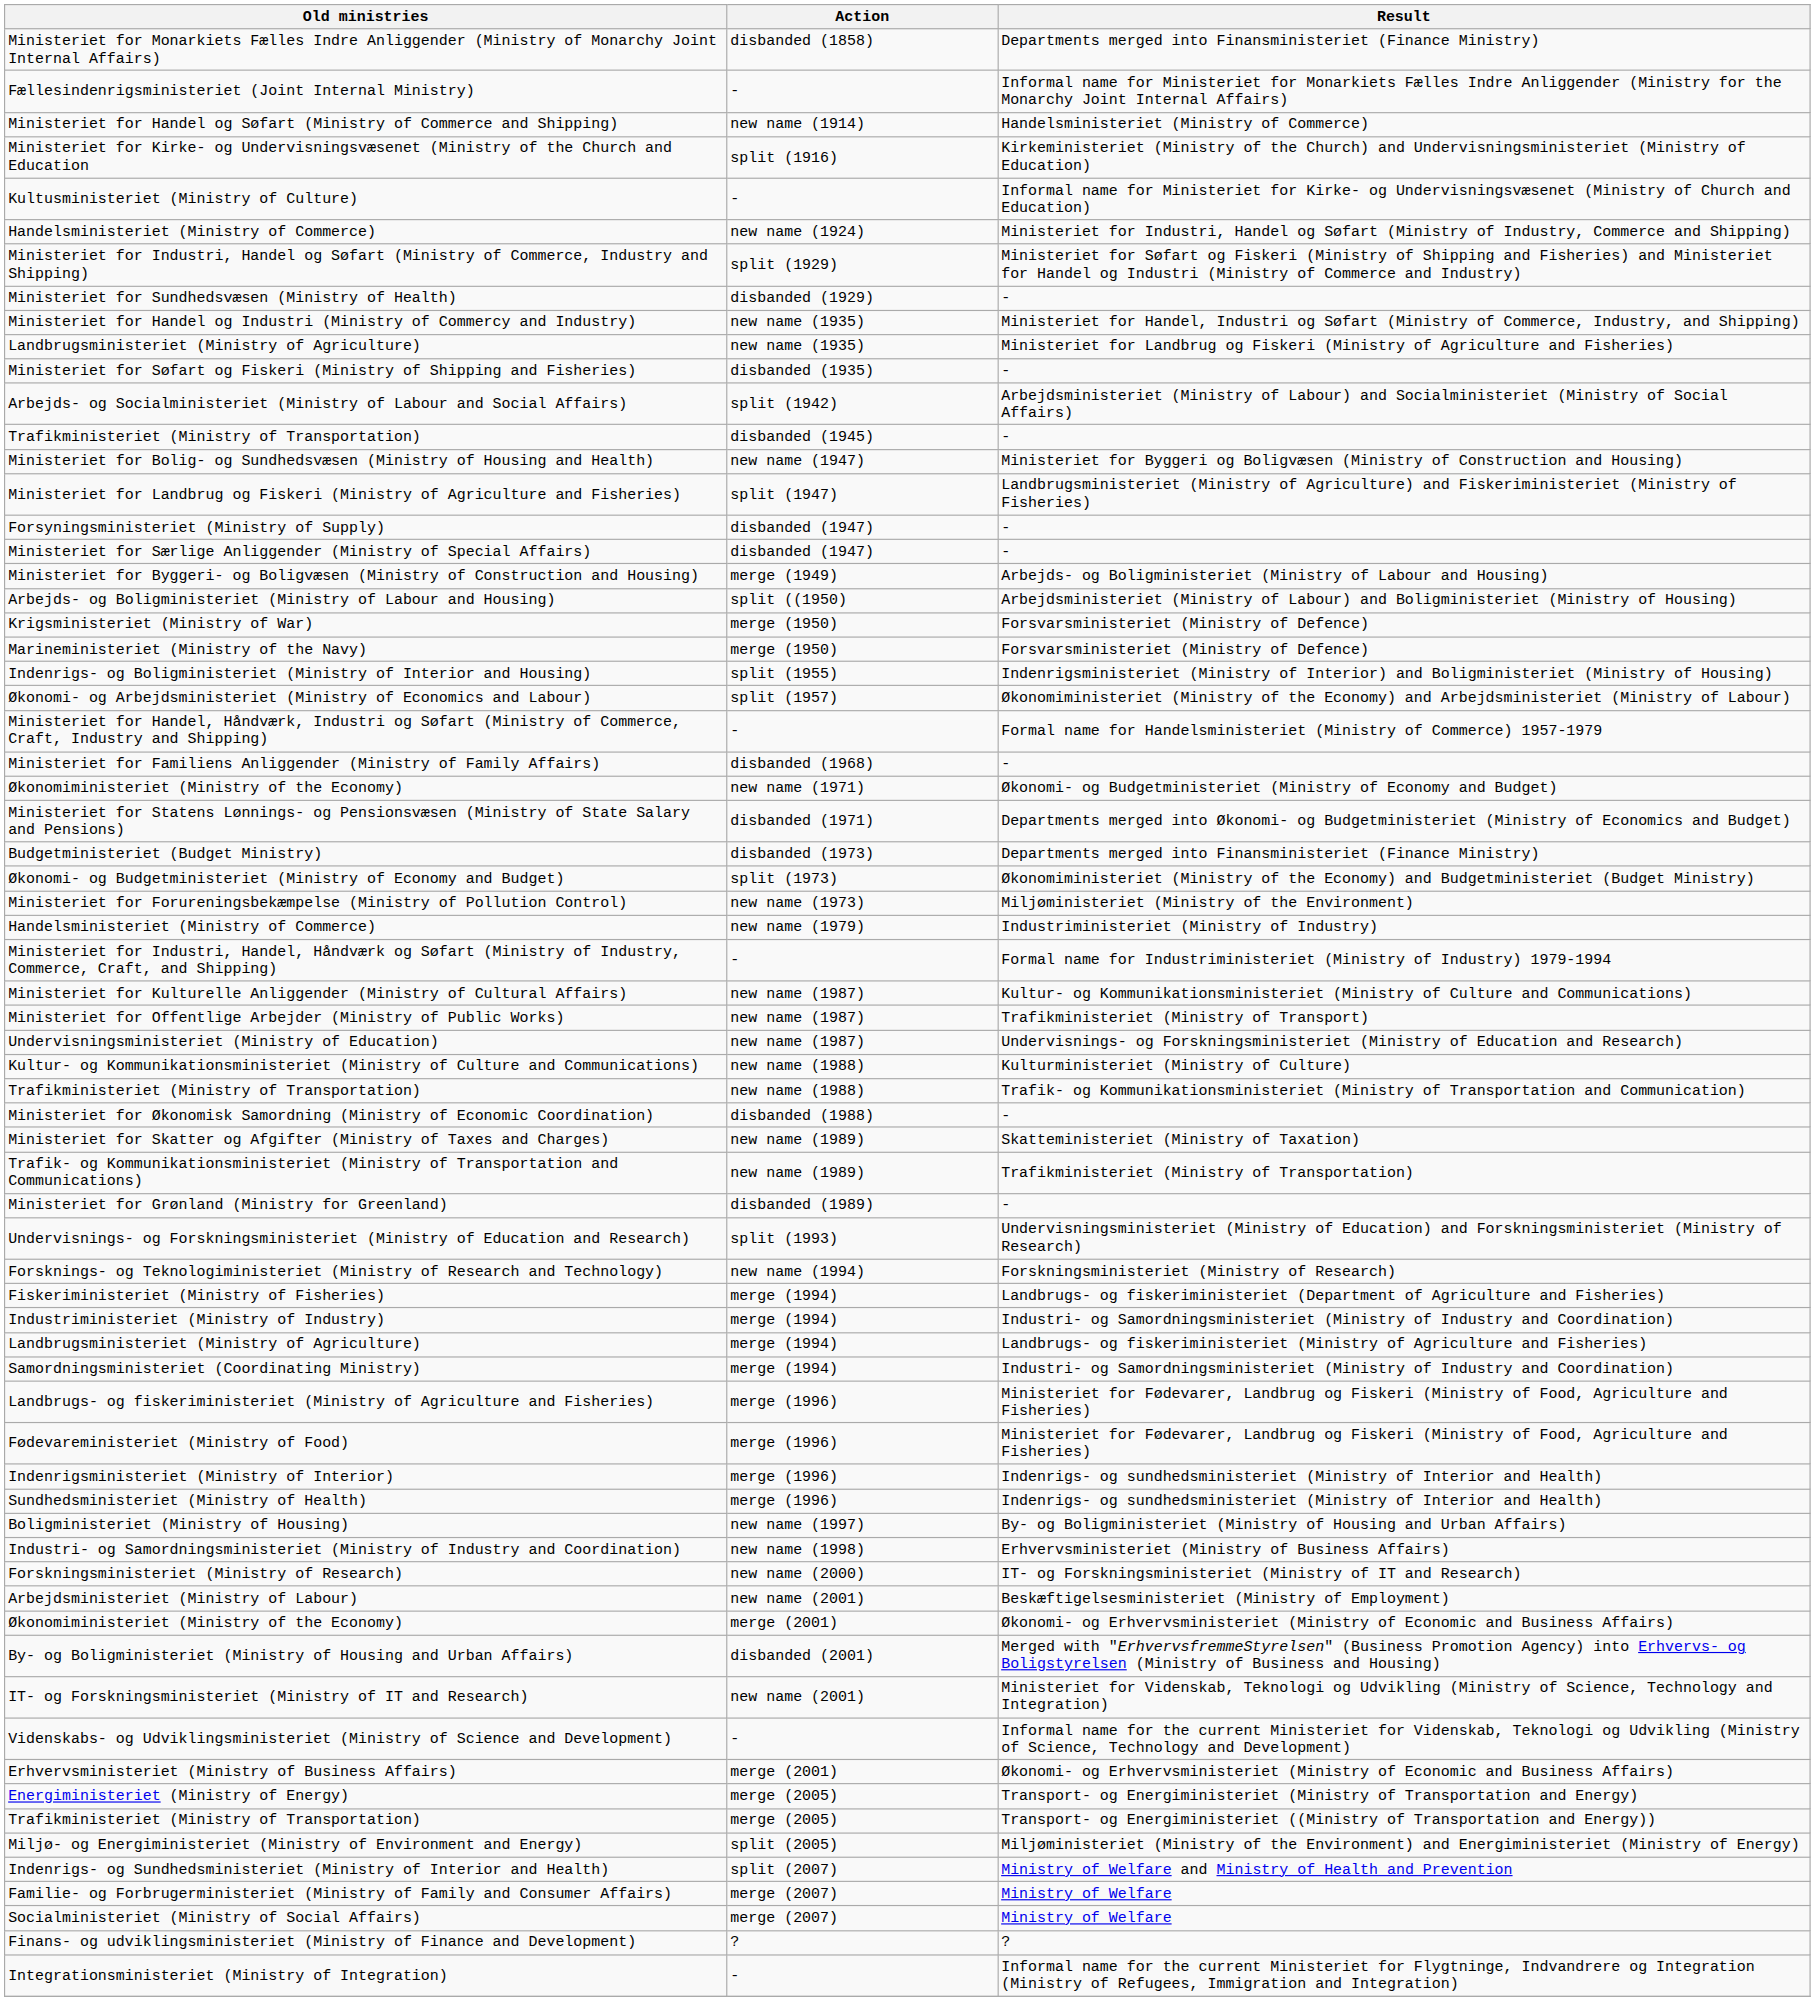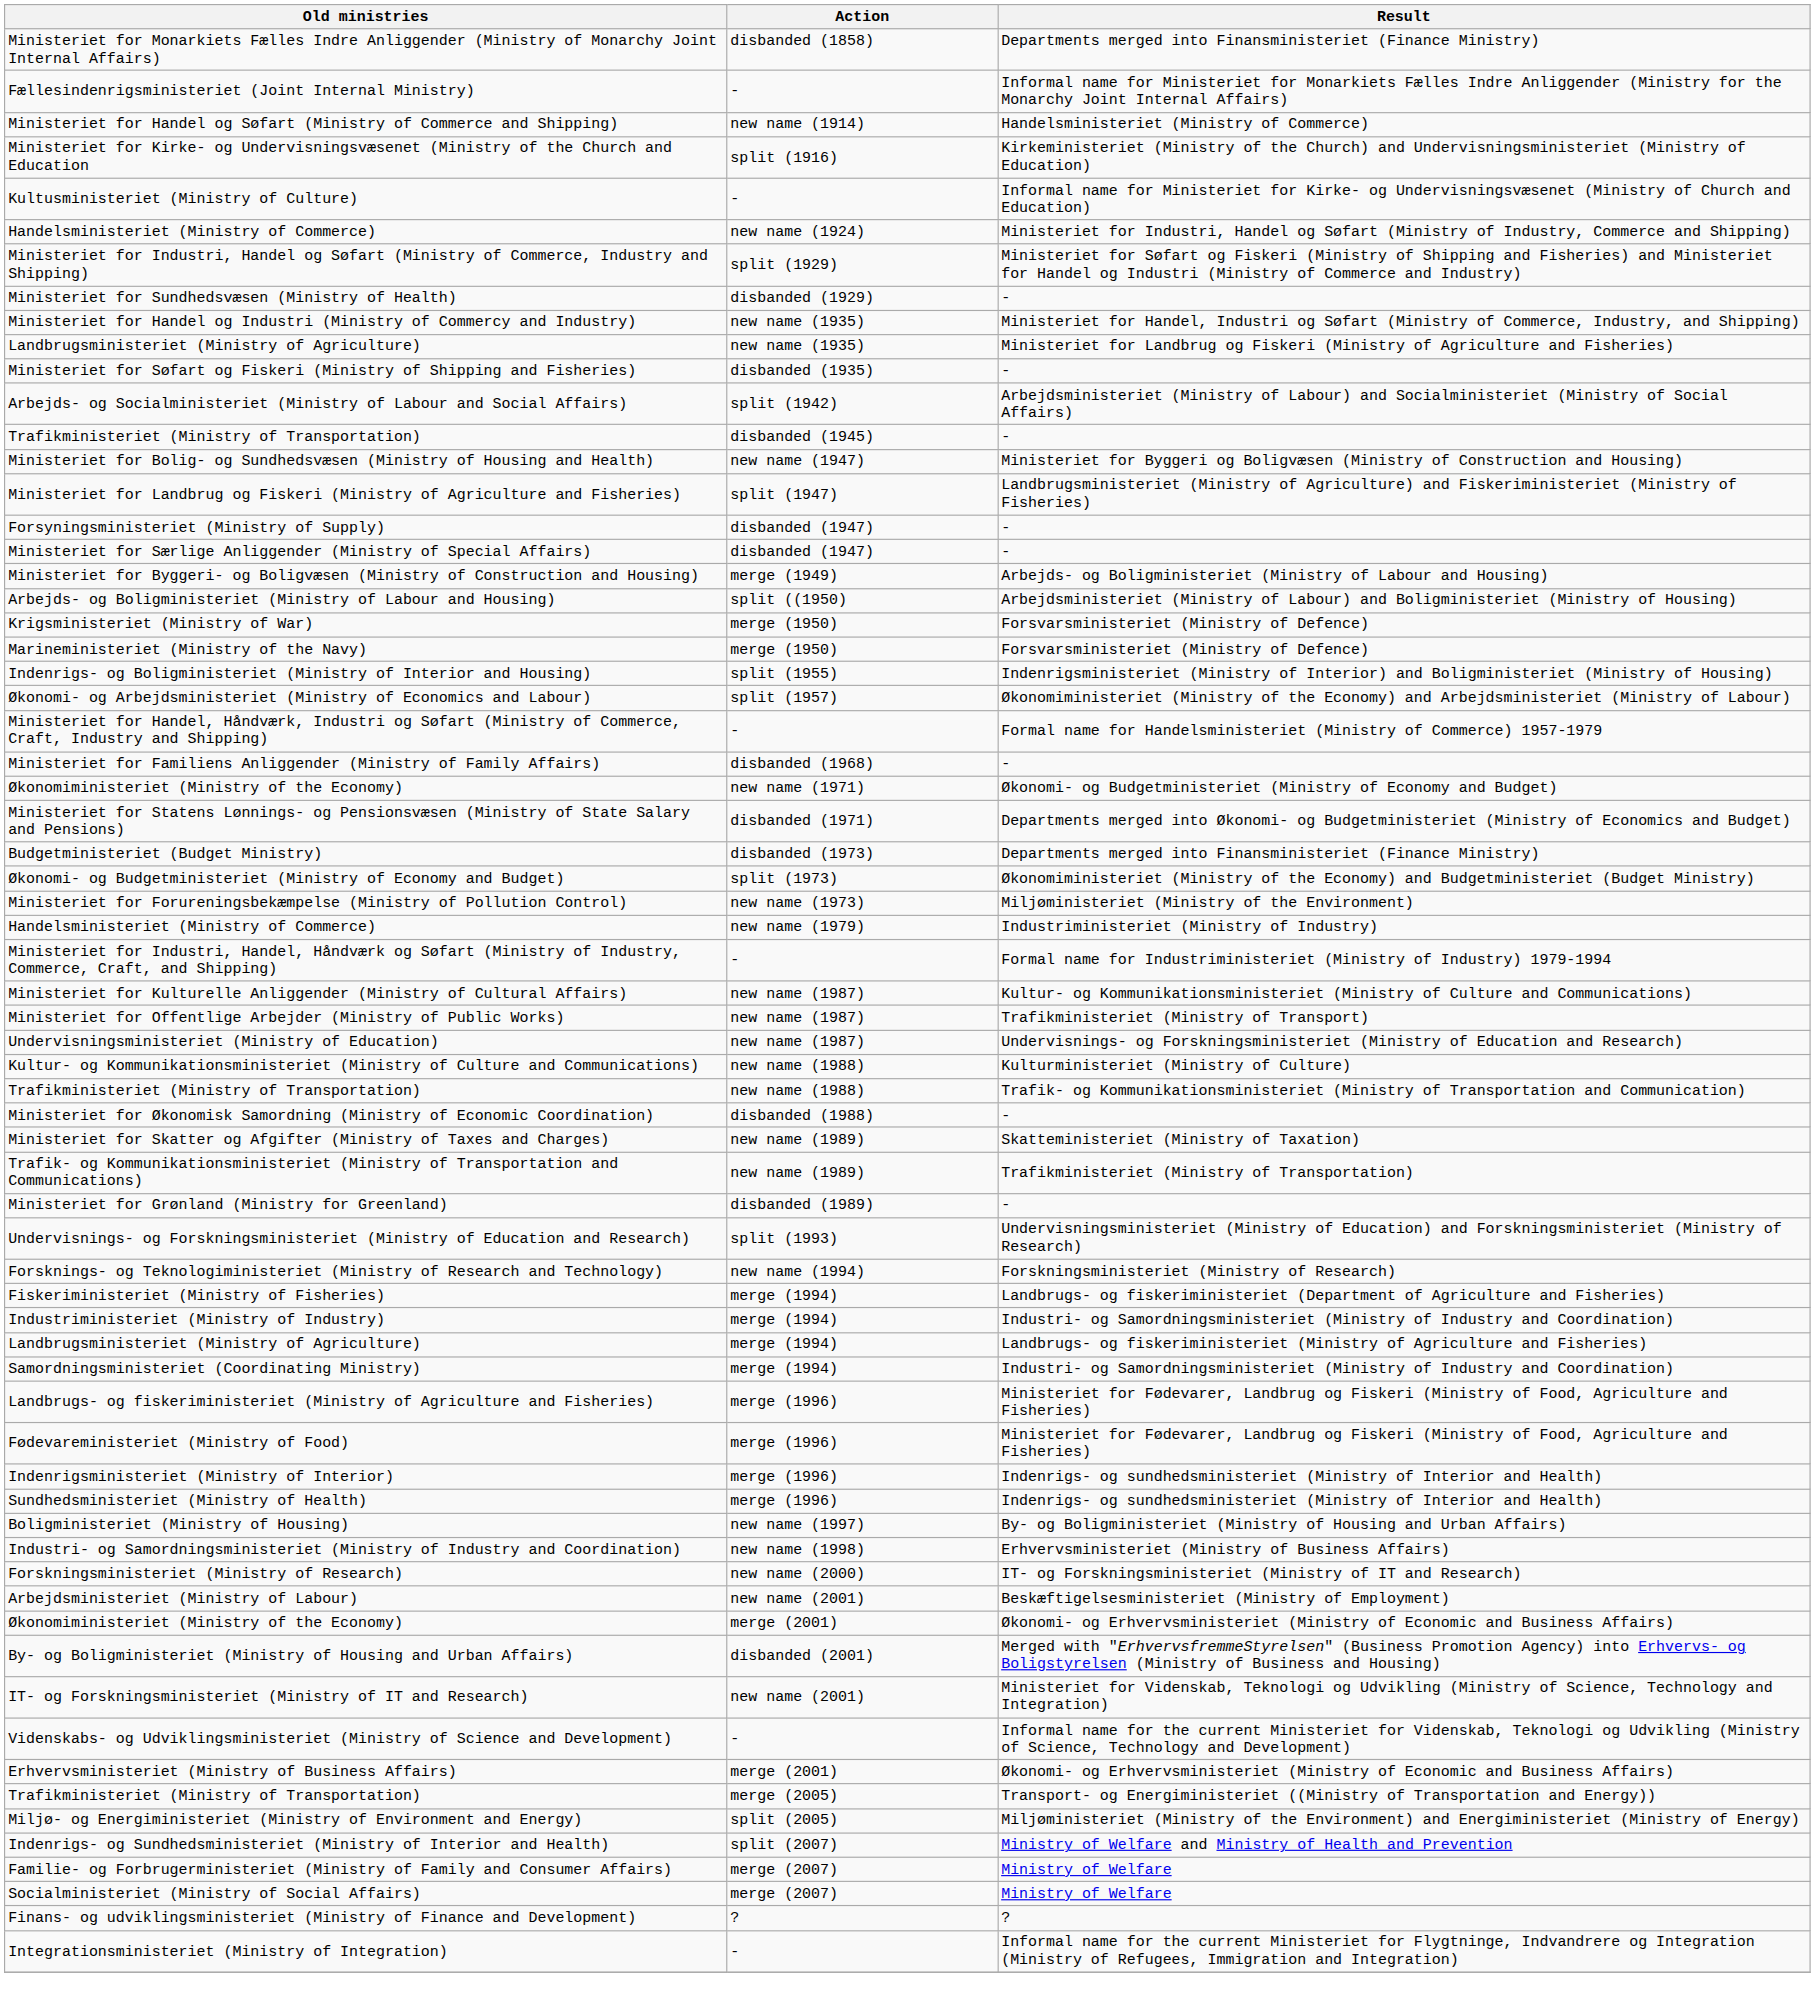- row: (179, 1796)
